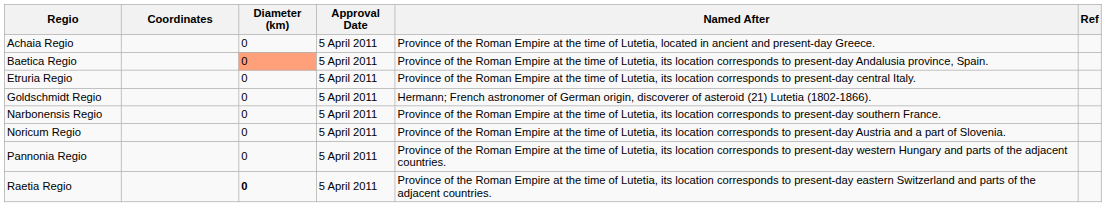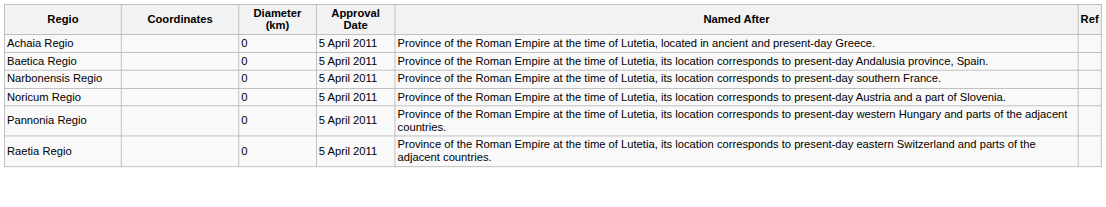(244, 61) lightsalmon background -> (244, 61) no background
- row: (40, 79)
- row: (54, 97)
(244, 186) bold -> (244, 151) normal
